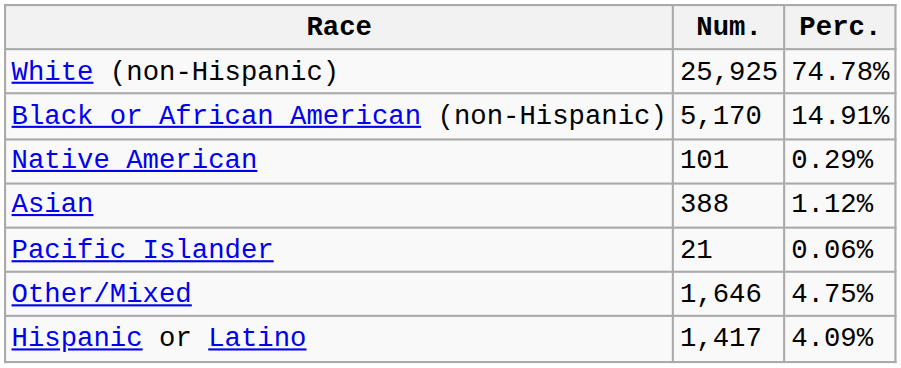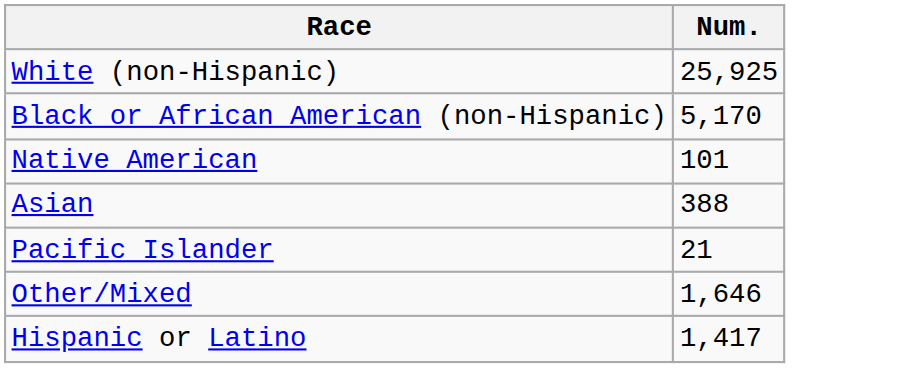- column: (840, 27)
